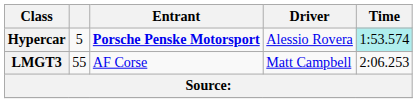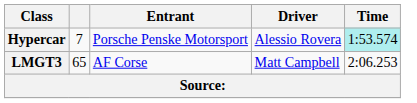(79, 39) 5 -> (79, 39) 7
(176, 39) bold -> (170, 39) normal
(79, 63) 55 -> (79, 63) 65
